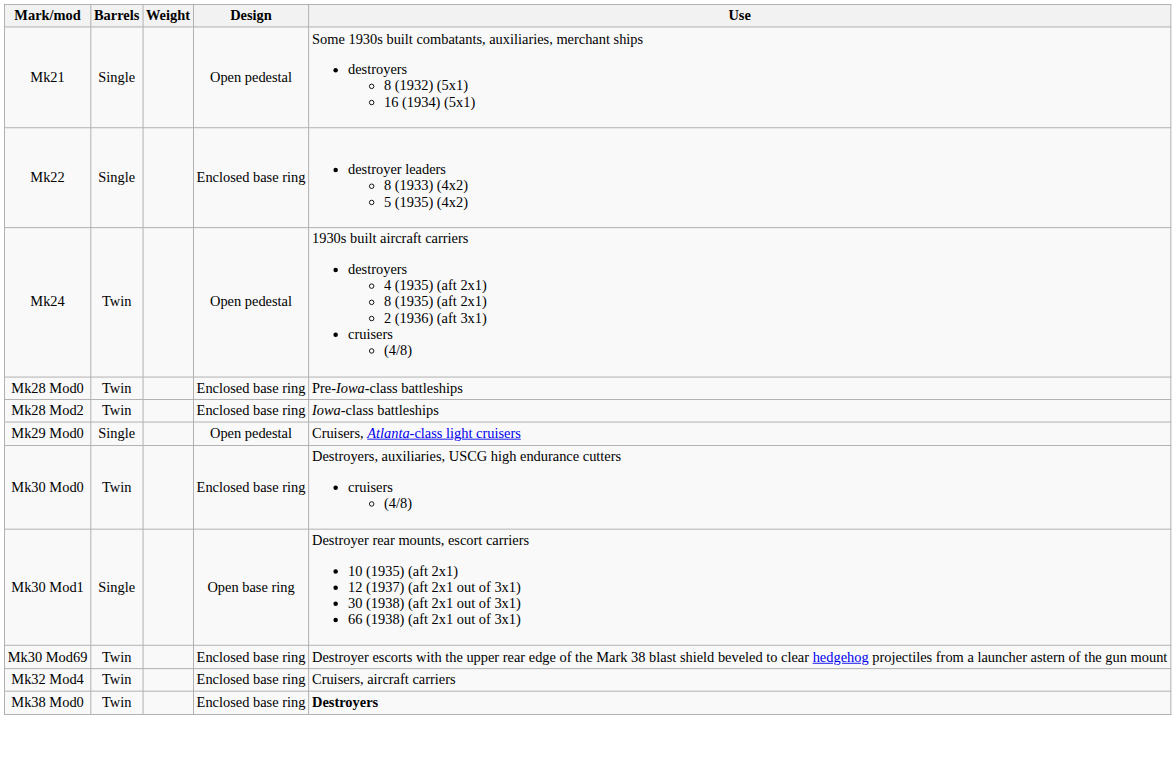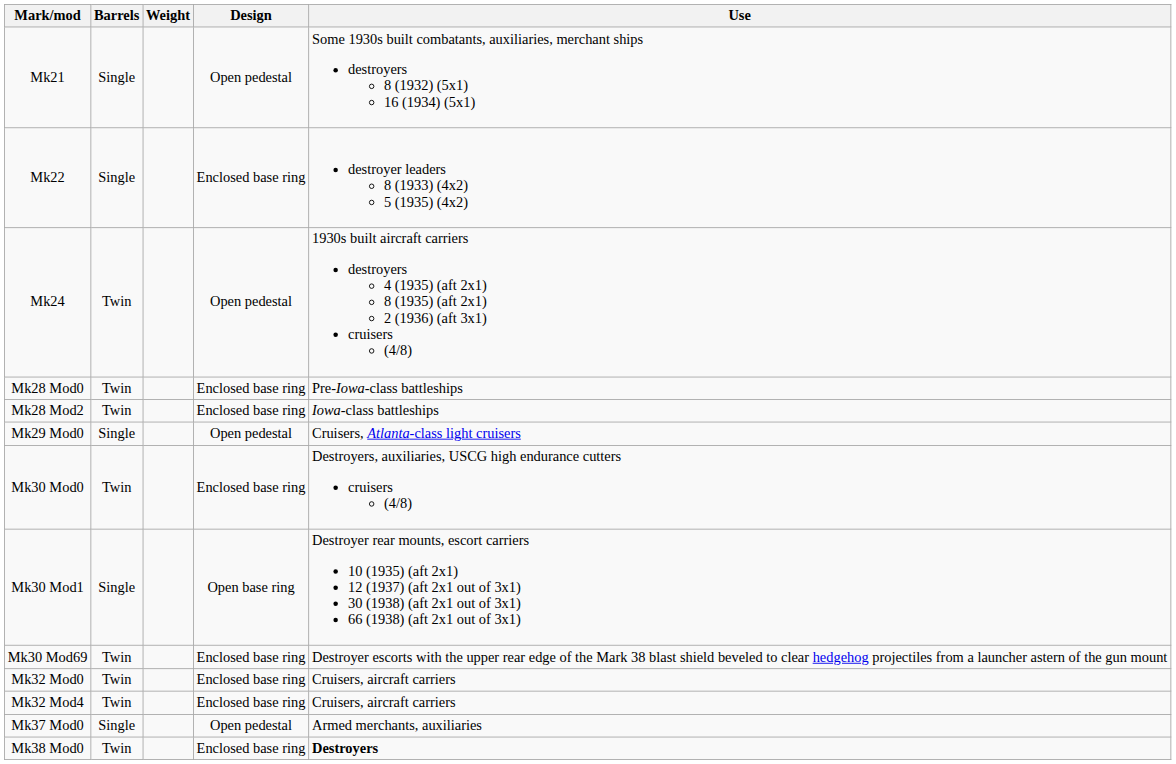+ row: (48, 679)
+ row: (48, 725)
